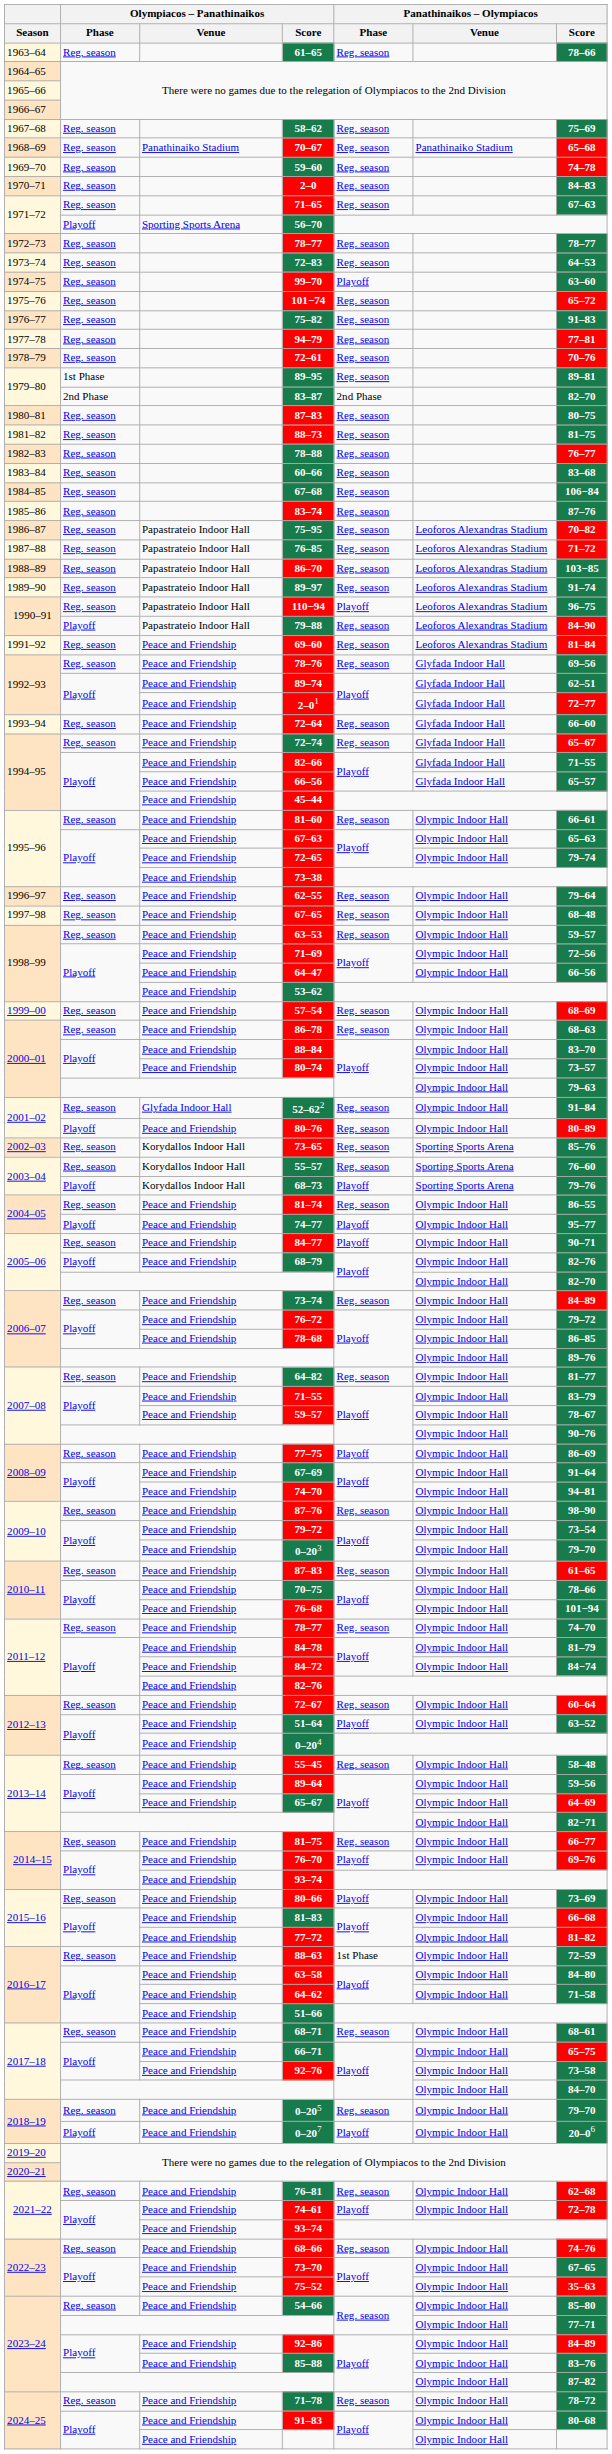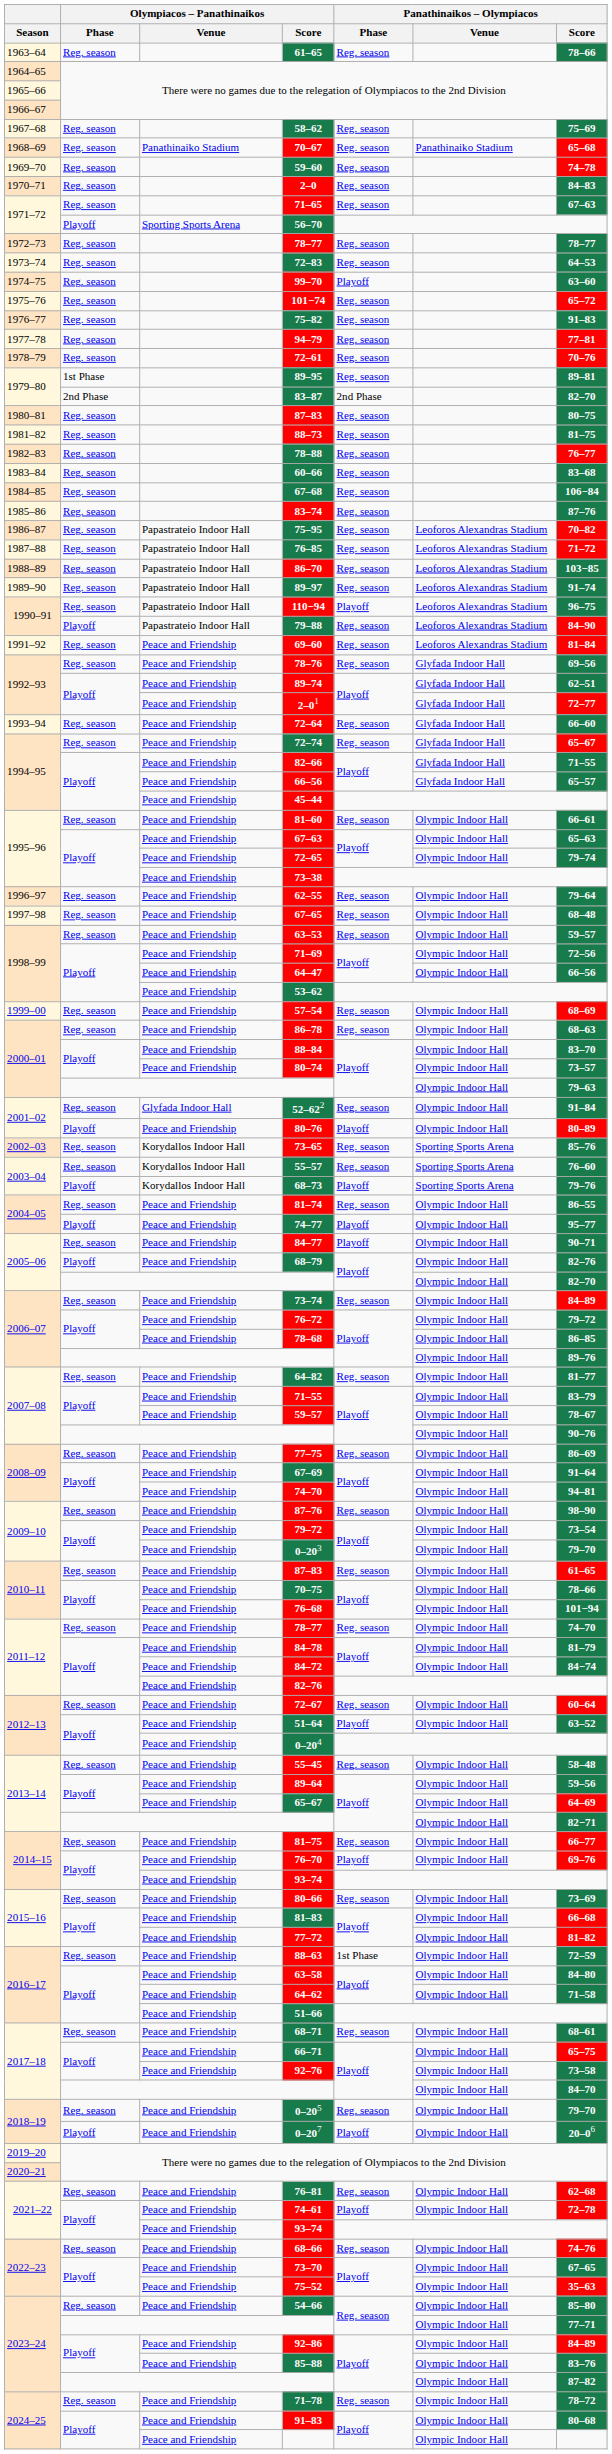(363, 1128) Reg. season -> (353, 1128) Playoff
(353, 1453) Playoff -> (363, 1453) Reg. season
(353, 1898) Playoff -> (363, 1898) Reg. season
